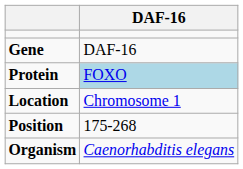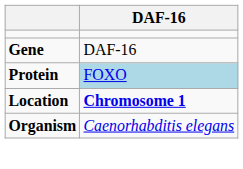(132, 100) normal -> (135, 100) bold
- row: (36, 125)
